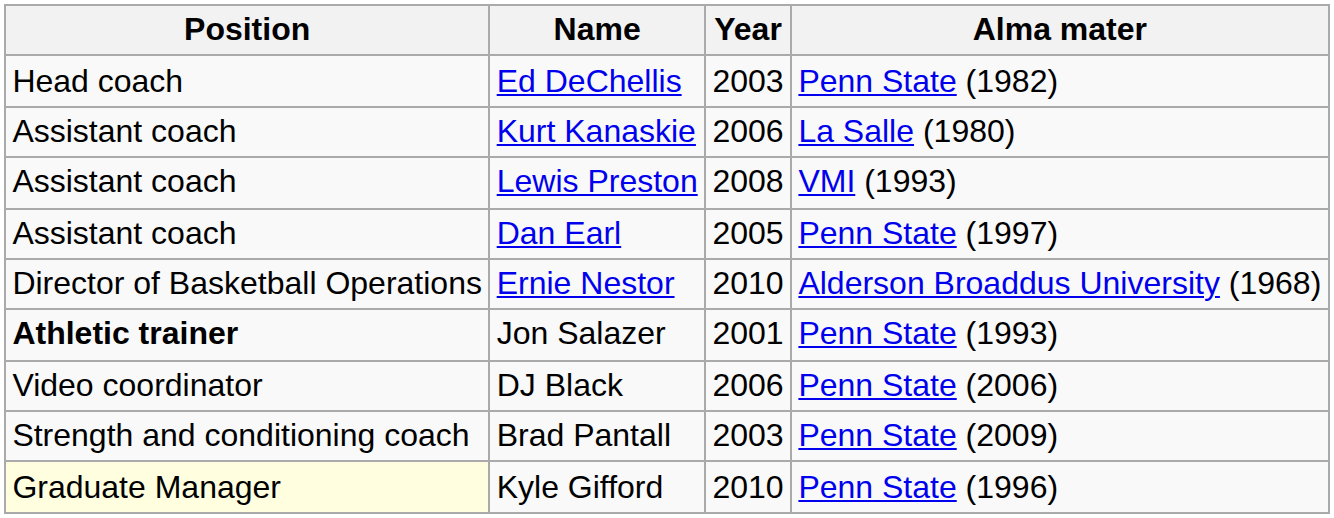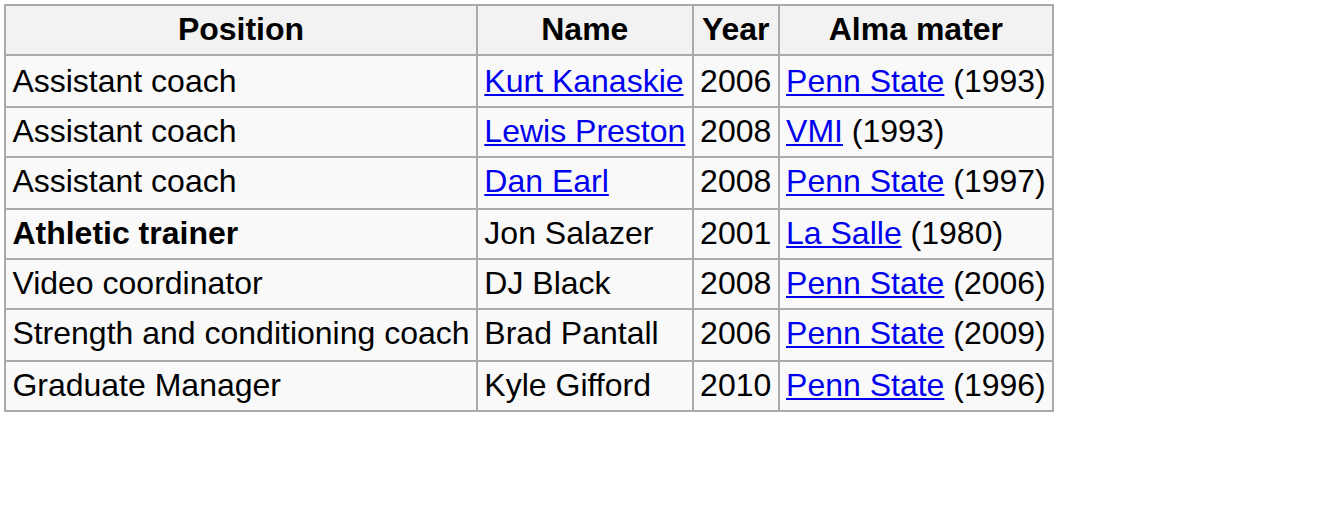- row: (589, 80)
(907, 131) La Salle (1980) -> (916, 80) Penn State (1993)
(748, 232) 2005 -> (736, 182) 2008
- row: (586, 283)
(928, 334) Penn State (1993) -> (895, 232) La Salle (1980)
(748, 385) 2006 -> (736, 283) 2008
(748, 435) 2003 -> (736, 334) 2006
(147, 486) lightyellow background -> (147, 385) no background
